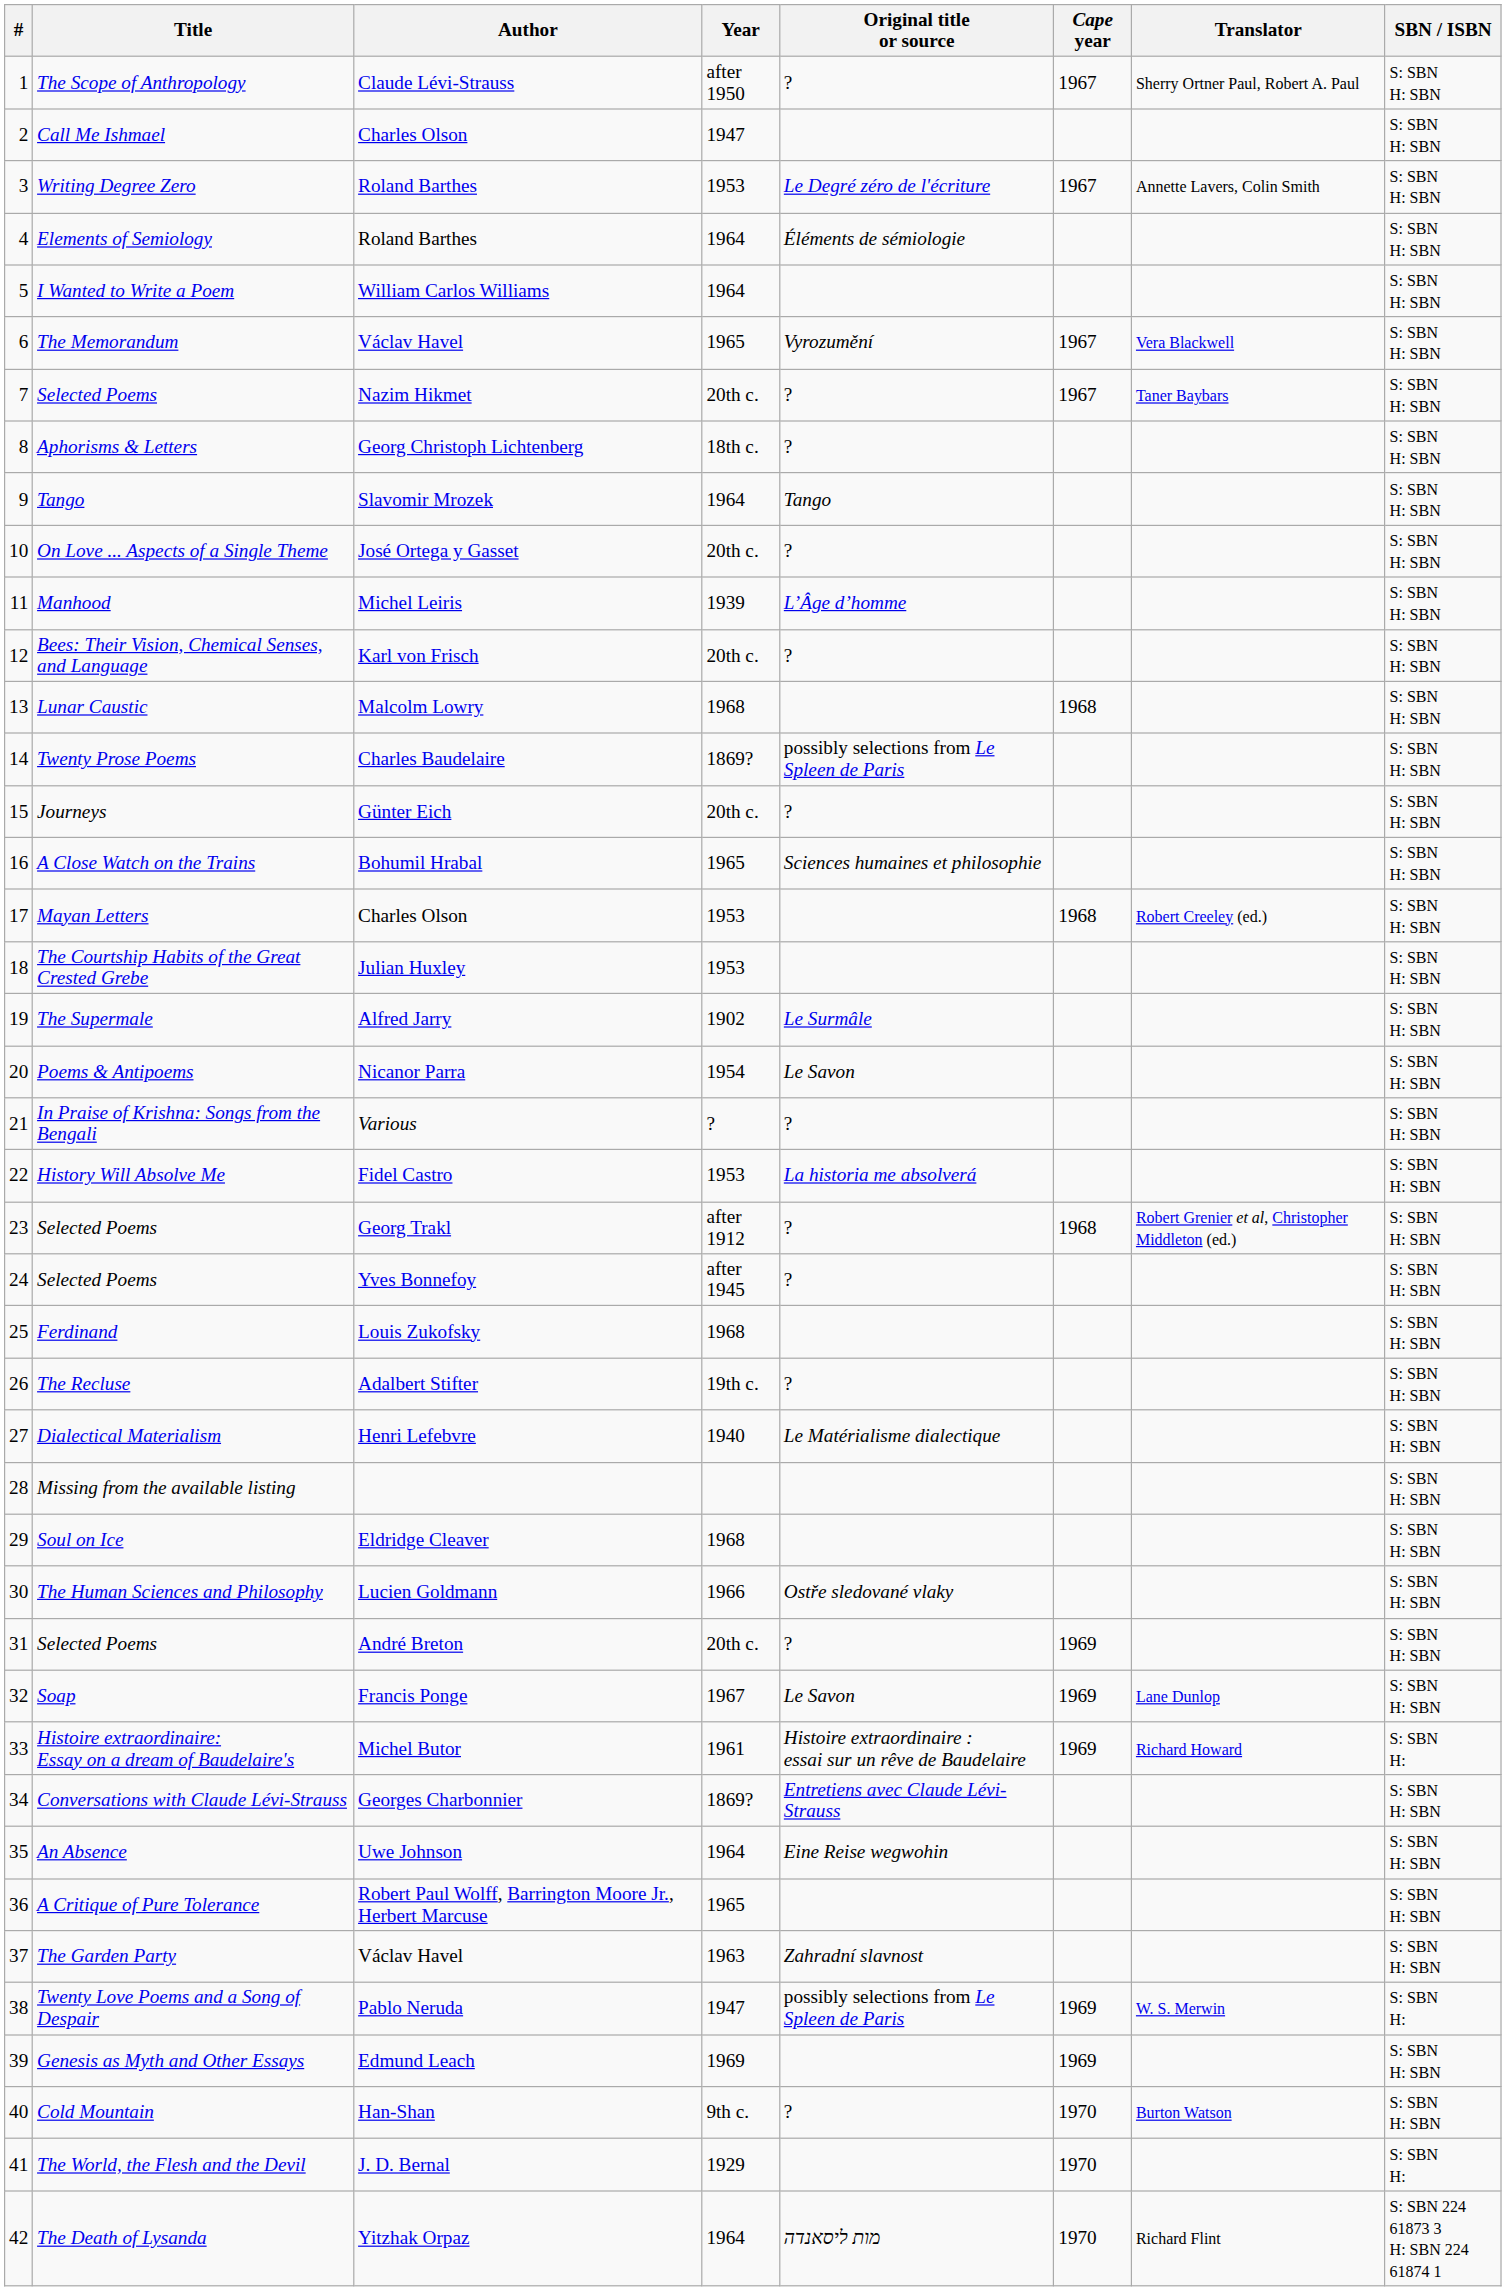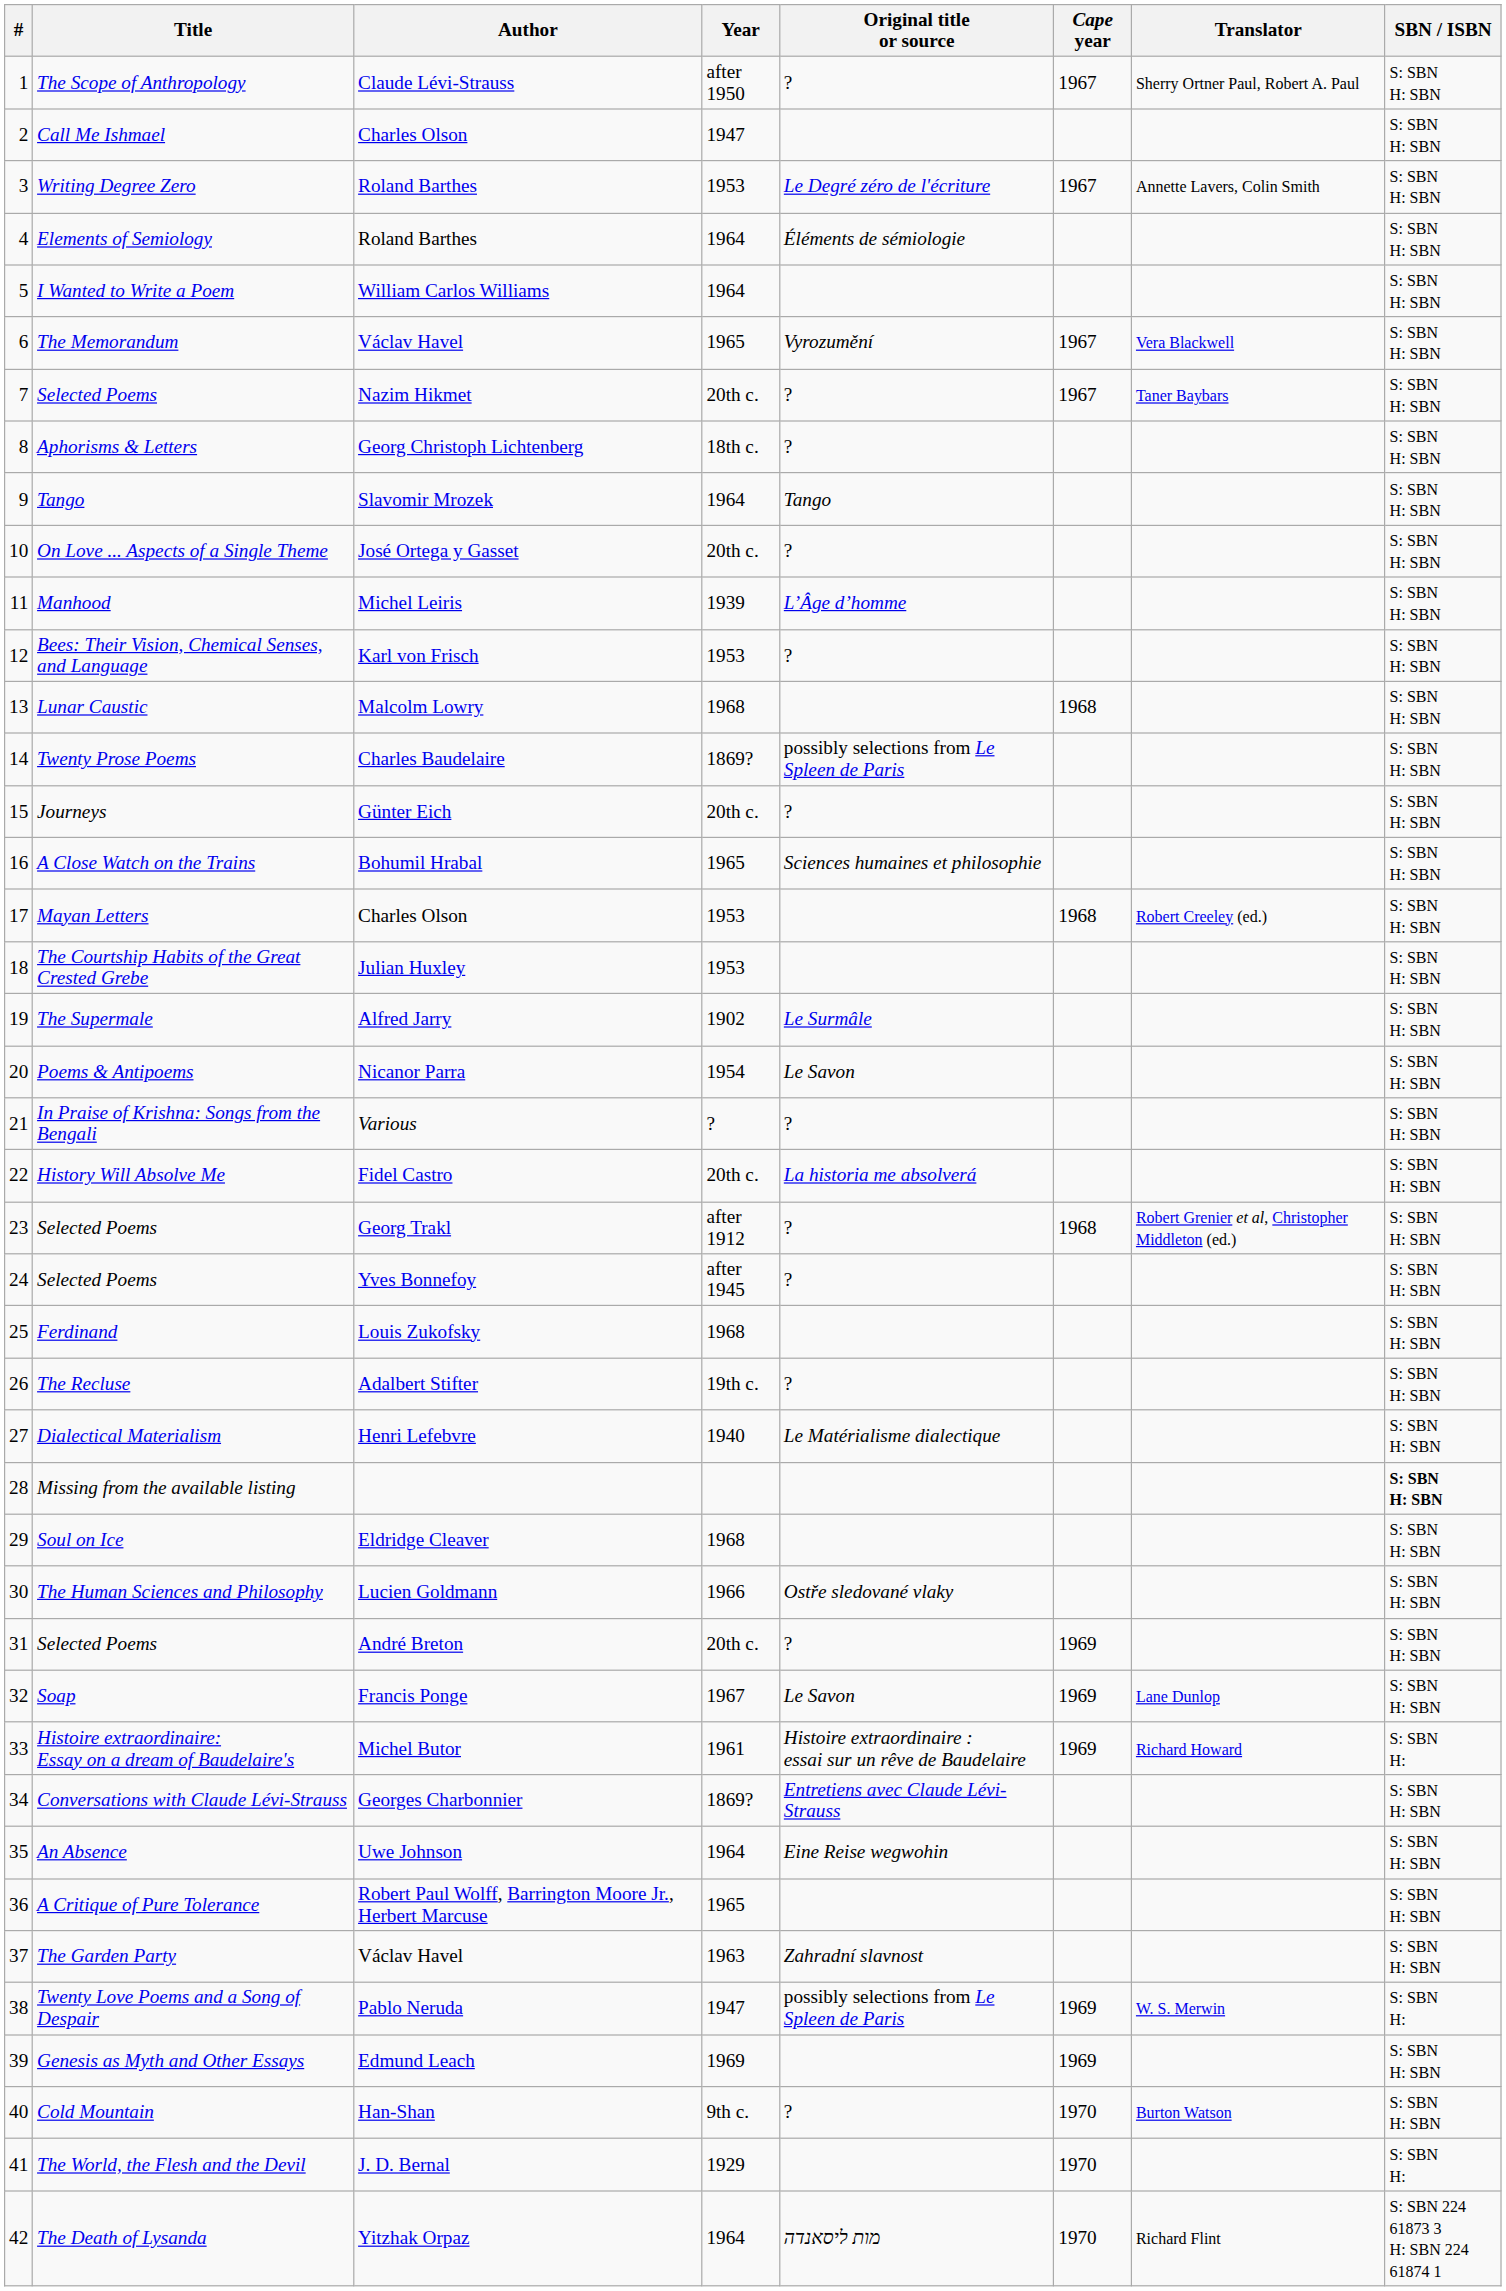(733, 655) 20th c. -> (726, 655) 1953
(726, 1175) 1953 -> (733, 1175) 20th c.
(1415, 1489) normal -> (1416, 1487) bold
